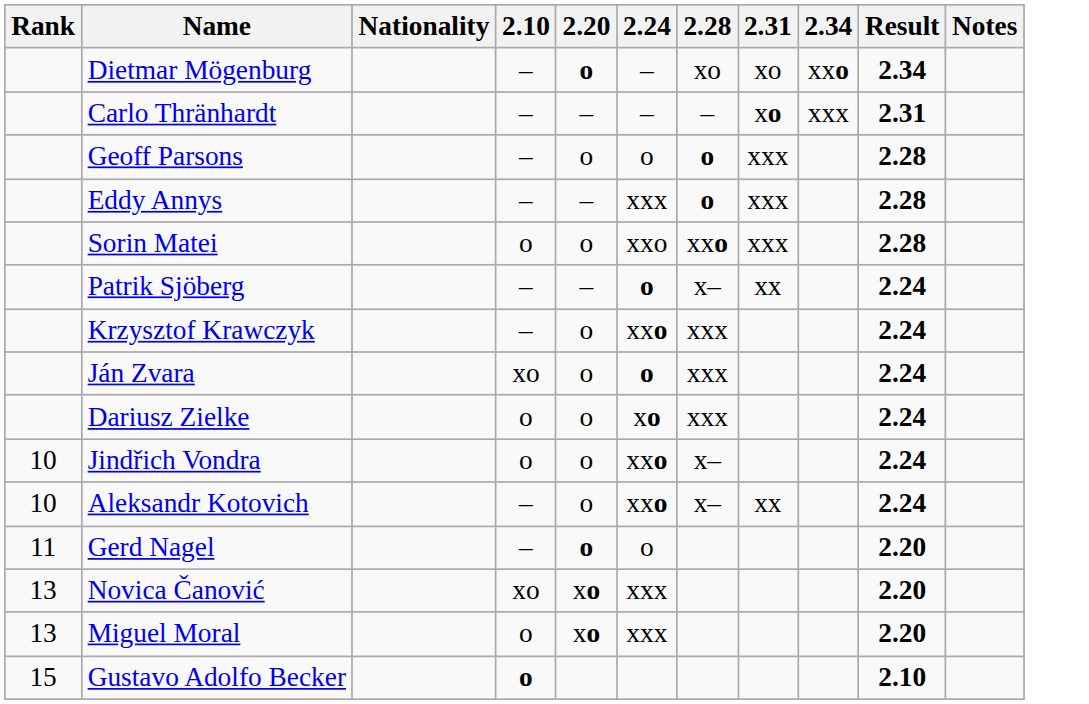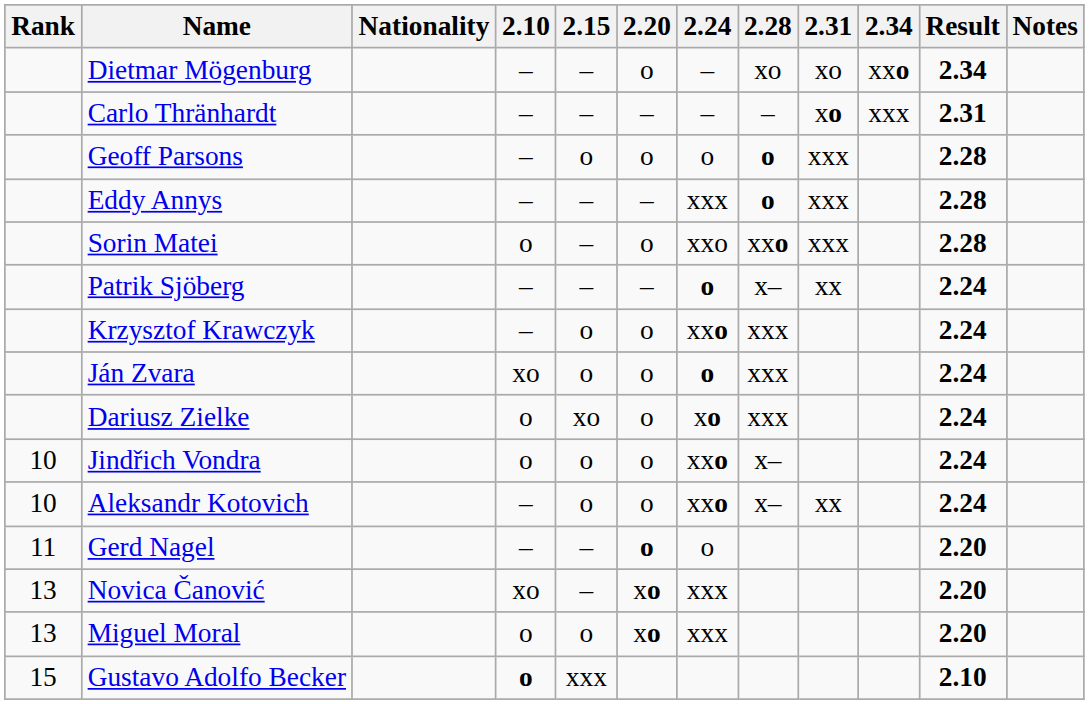+ column: (586, 26)
(586, 69) bold -> (647, 69) normal
